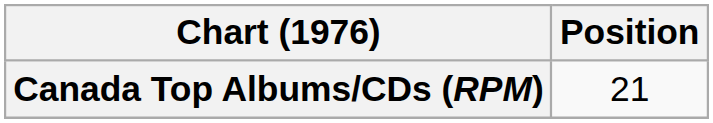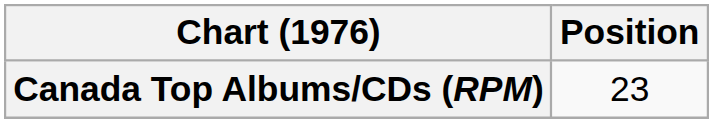(630, 88) 21 -> (630, 88) 23
